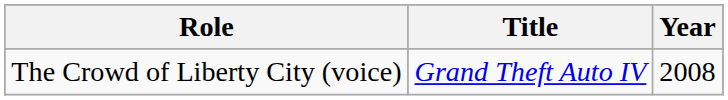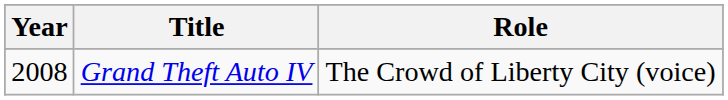columns swapped: (687, 26) <-> (206, 26)
